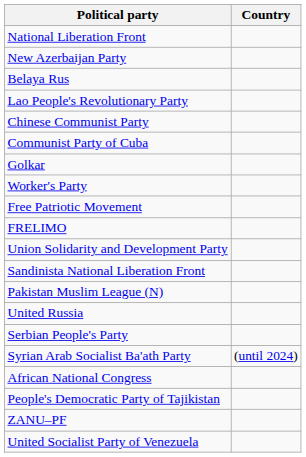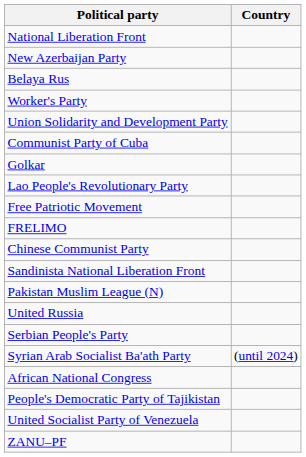rows swapped: (47, 185) <-> (98, 100)
rows swapped: (78, 121) <-> (118, 249)
rows swapped: (103, 441) <-> (37, 420)
